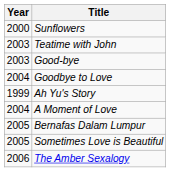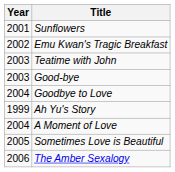(18, 28) 2000 -> (18, 28) 2001
+ row: (101, 45)
- row: (90, 126)
